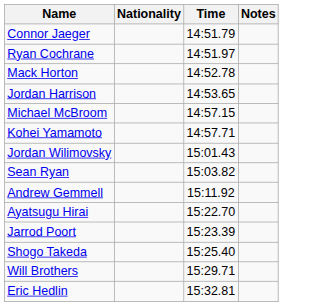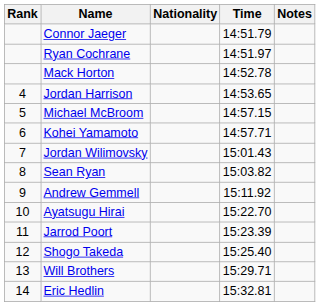+ column: (23, 14)
